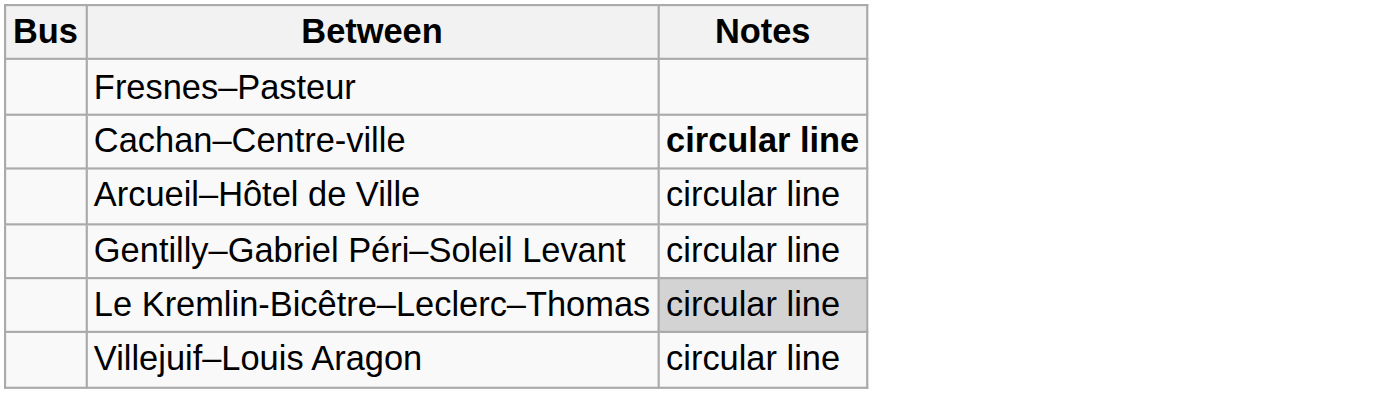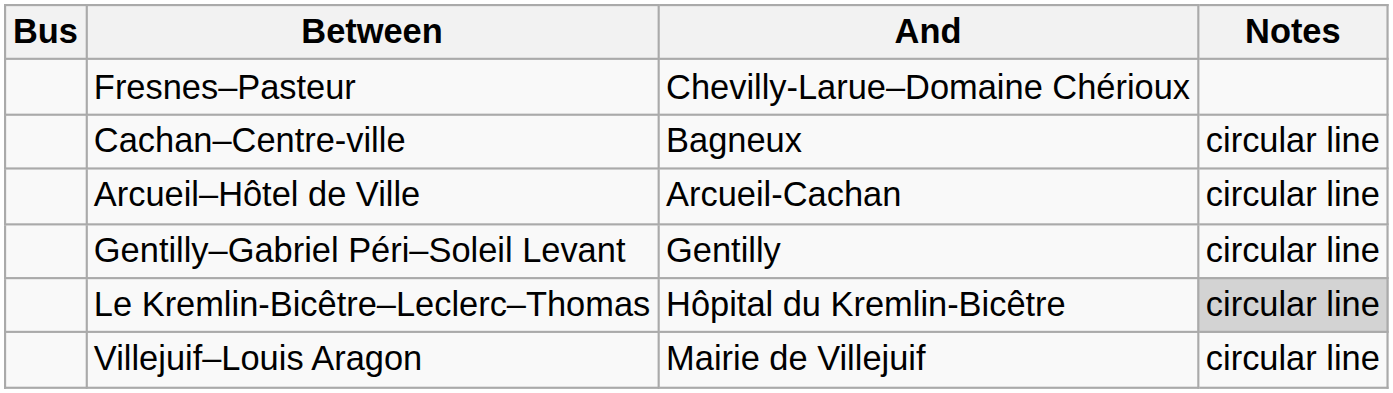+ column: (928, 31)
(763, 140) bold -> (1293, 140) normal
